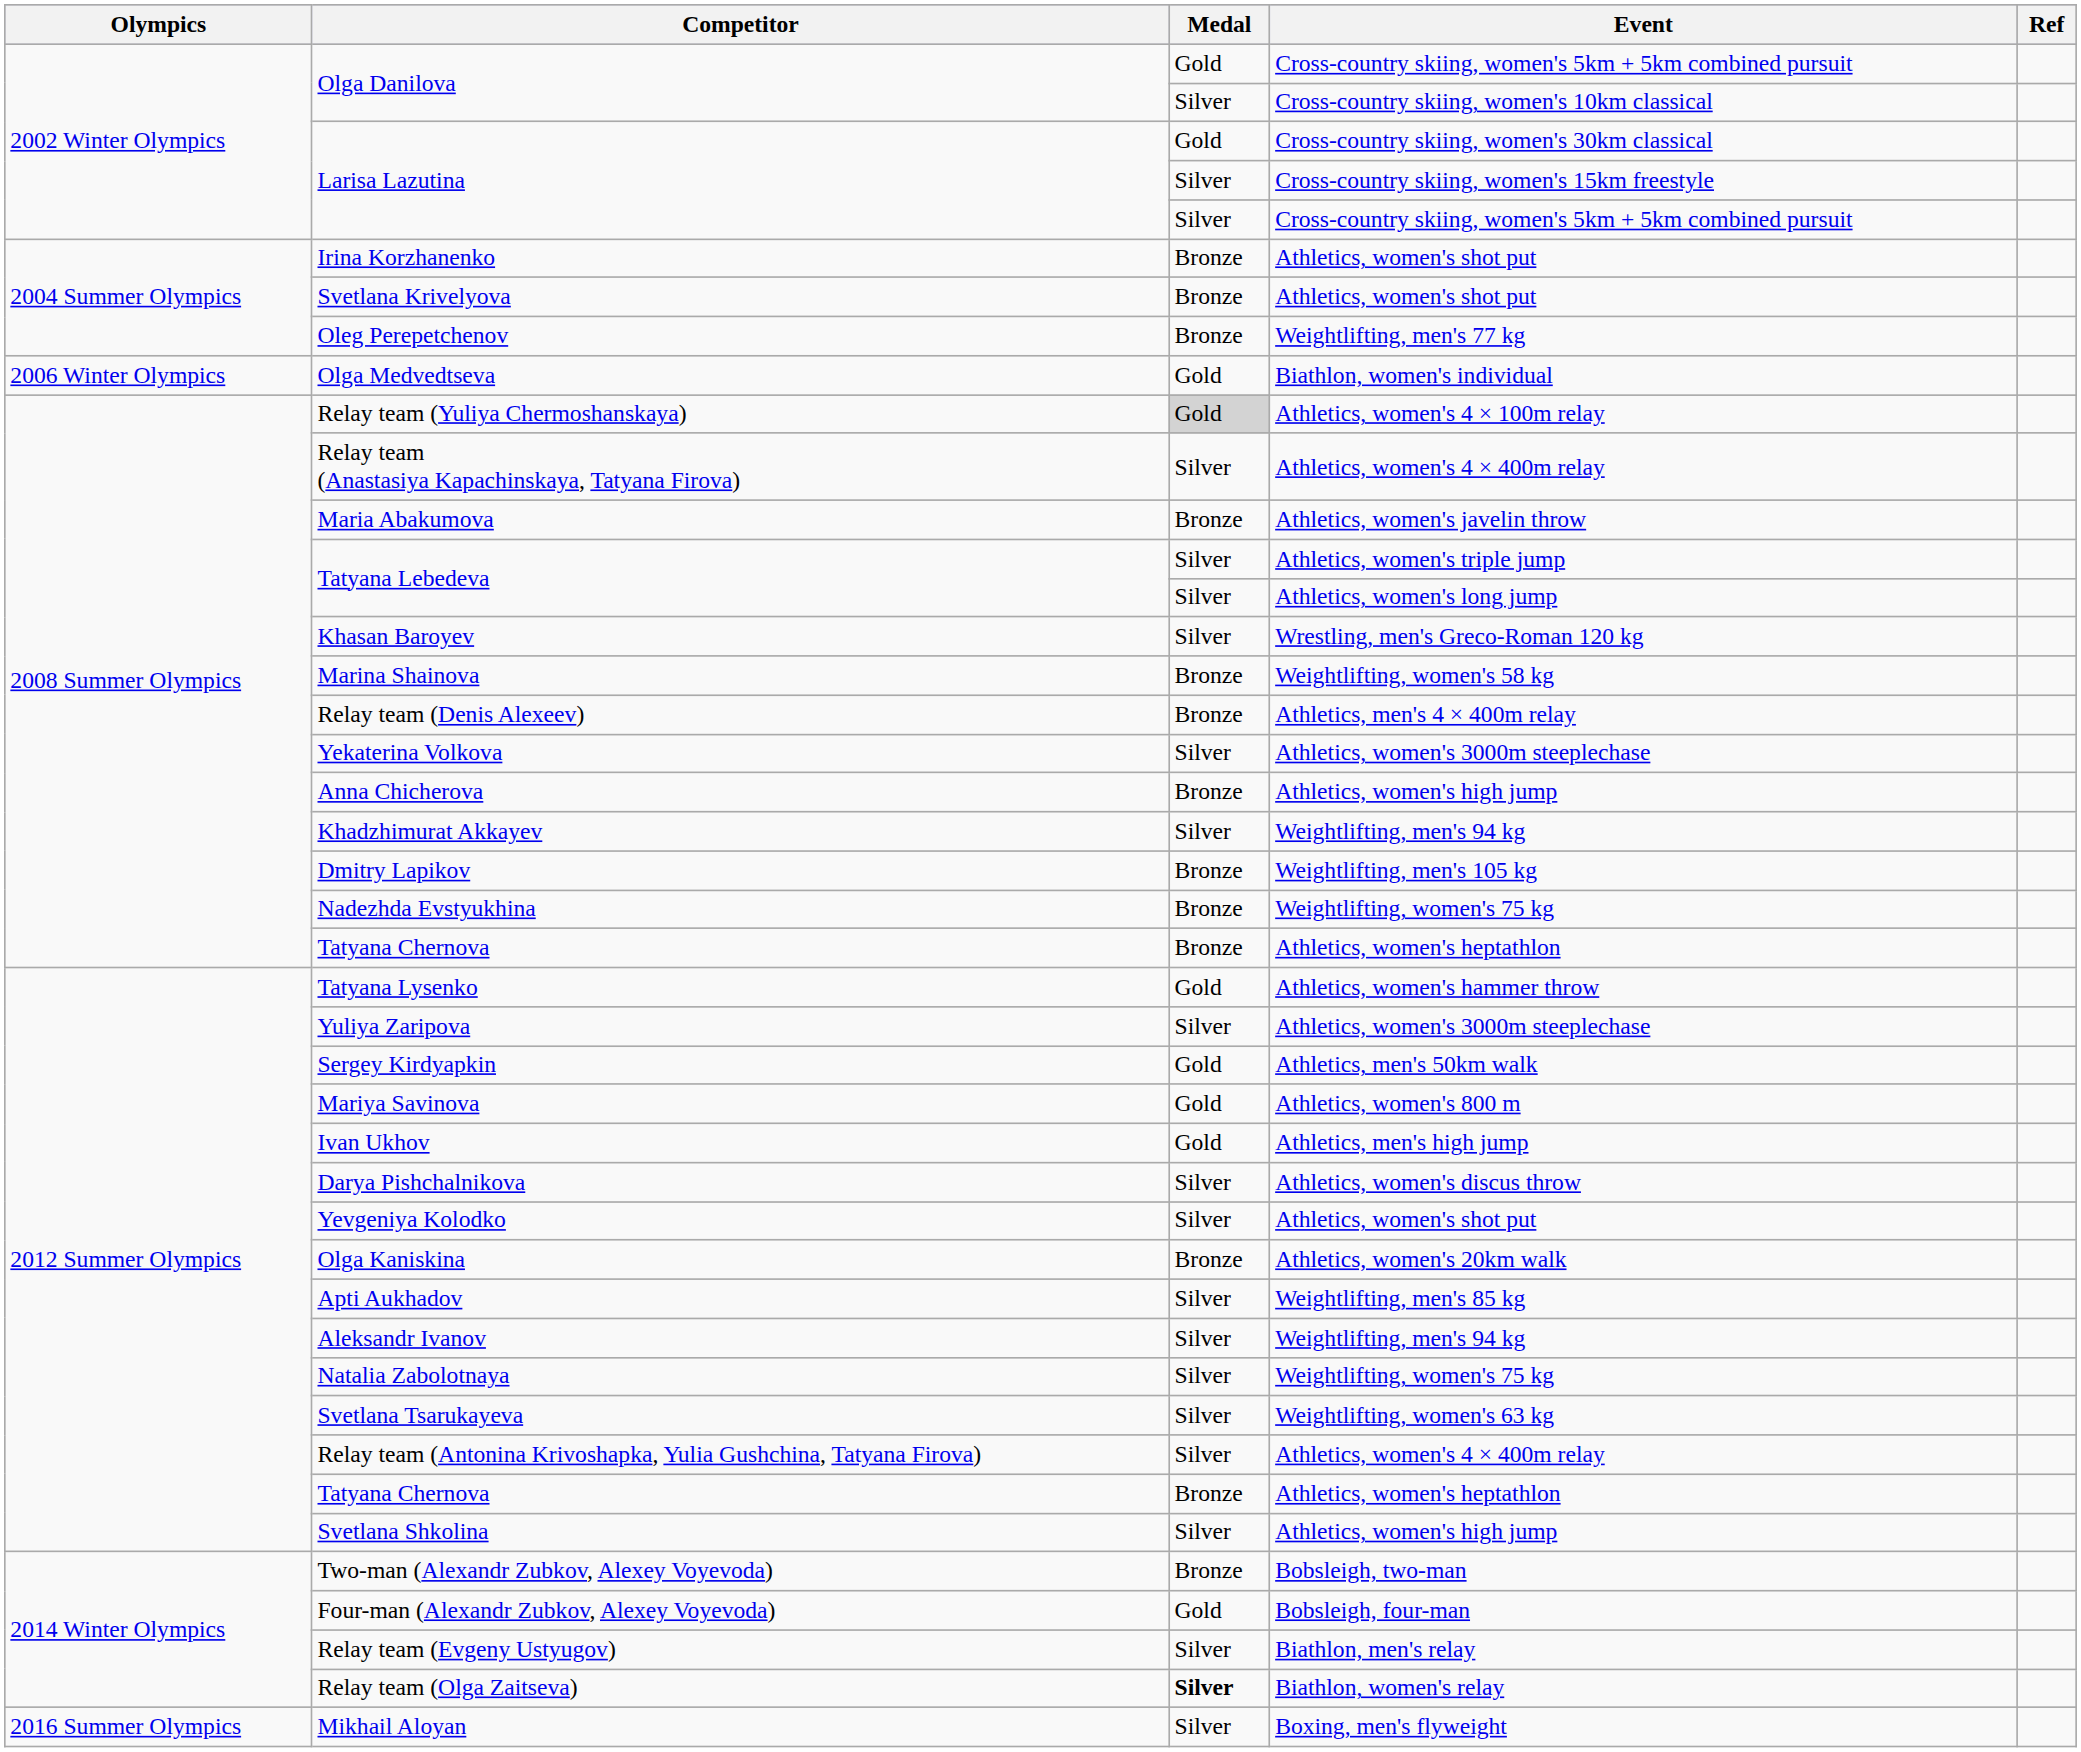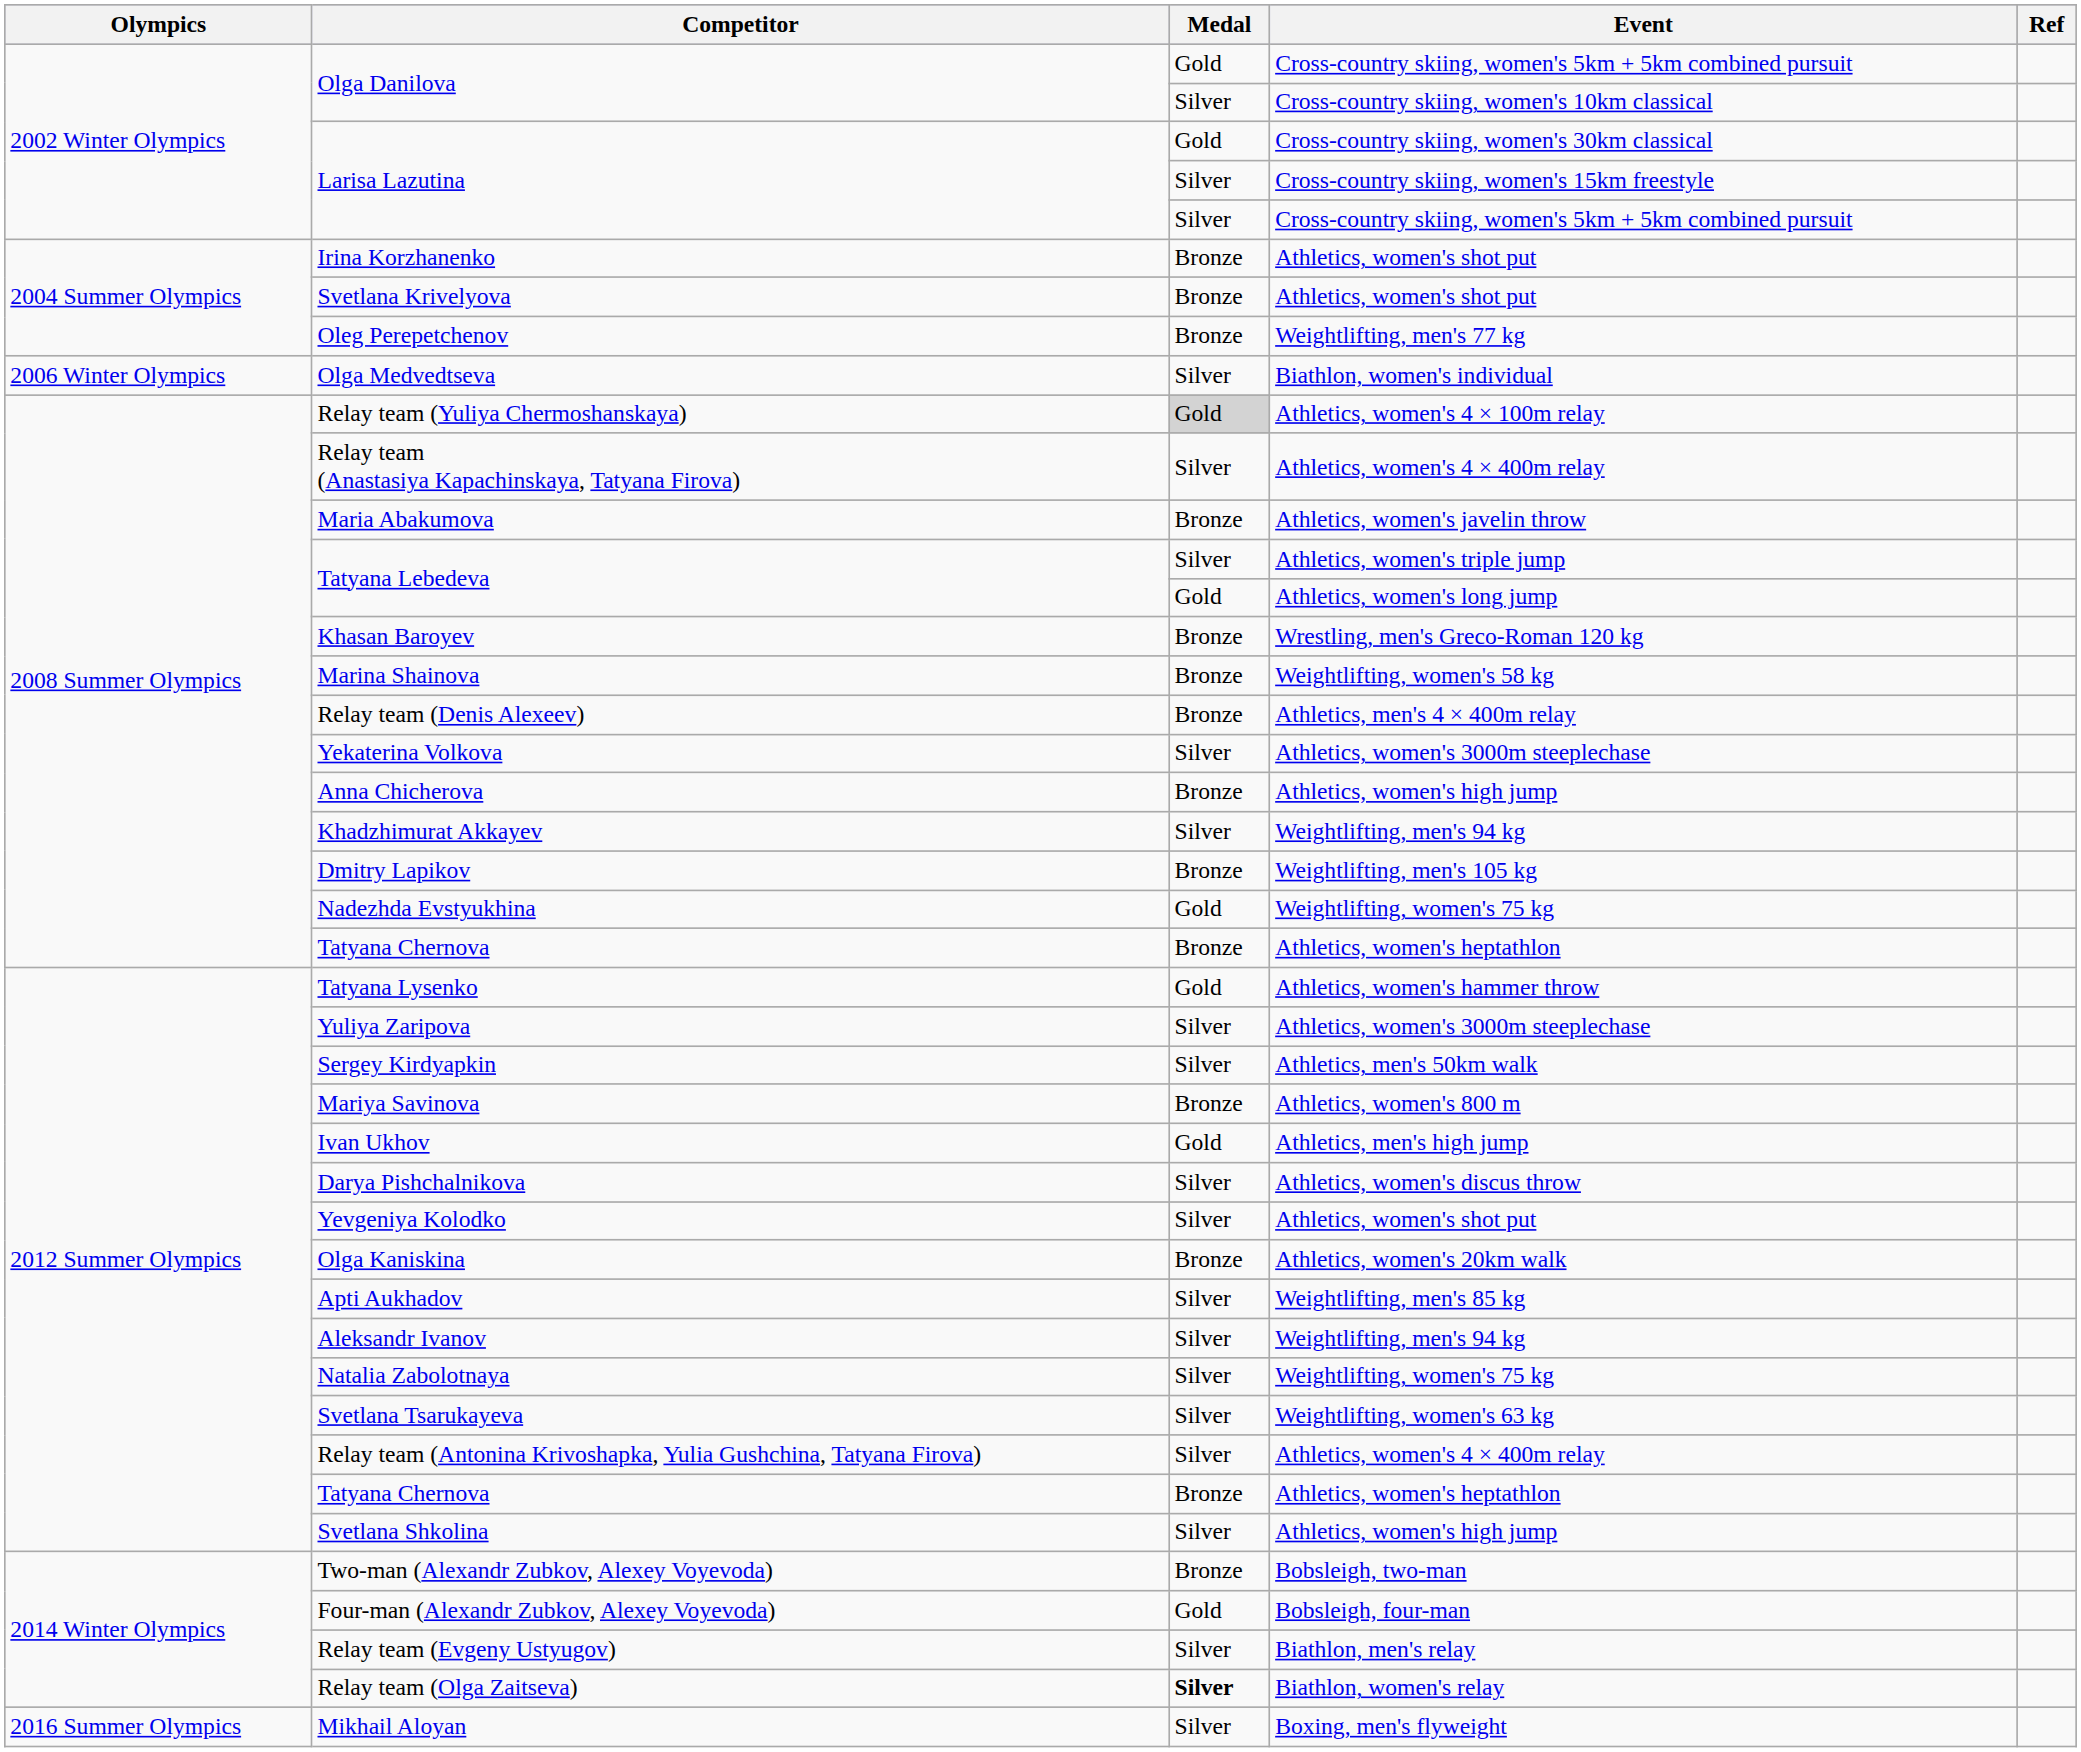(1198, 374) Gold -> (1203, 374) Silver
(1203, 597) Silver -> (1198, 597) Gold
(1203, 636) Silver -> (1209, 636) Bronze
(1209, 909) Bronze -> (1198, 909) Gold
(1198, 1064) Gold -> (1203, 1064) Silver
(1198, 1103) Gold -> (1209, 1103) Bronze
